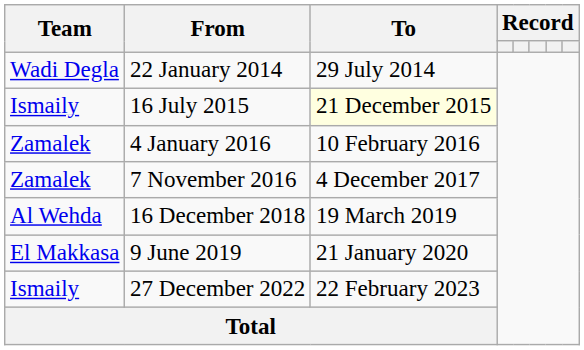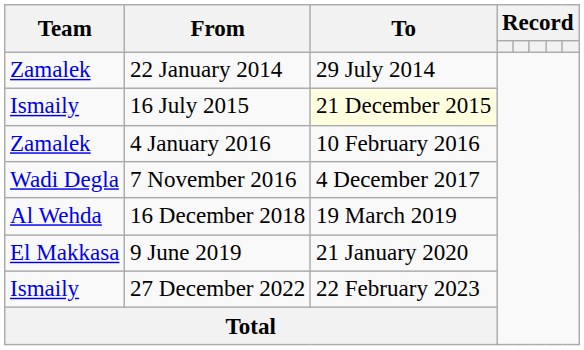(64, 69) Wadi Degla -> (50, 69) Zamalek
(50, 179) Zamalek -> (64, 179) Wadi Degla
